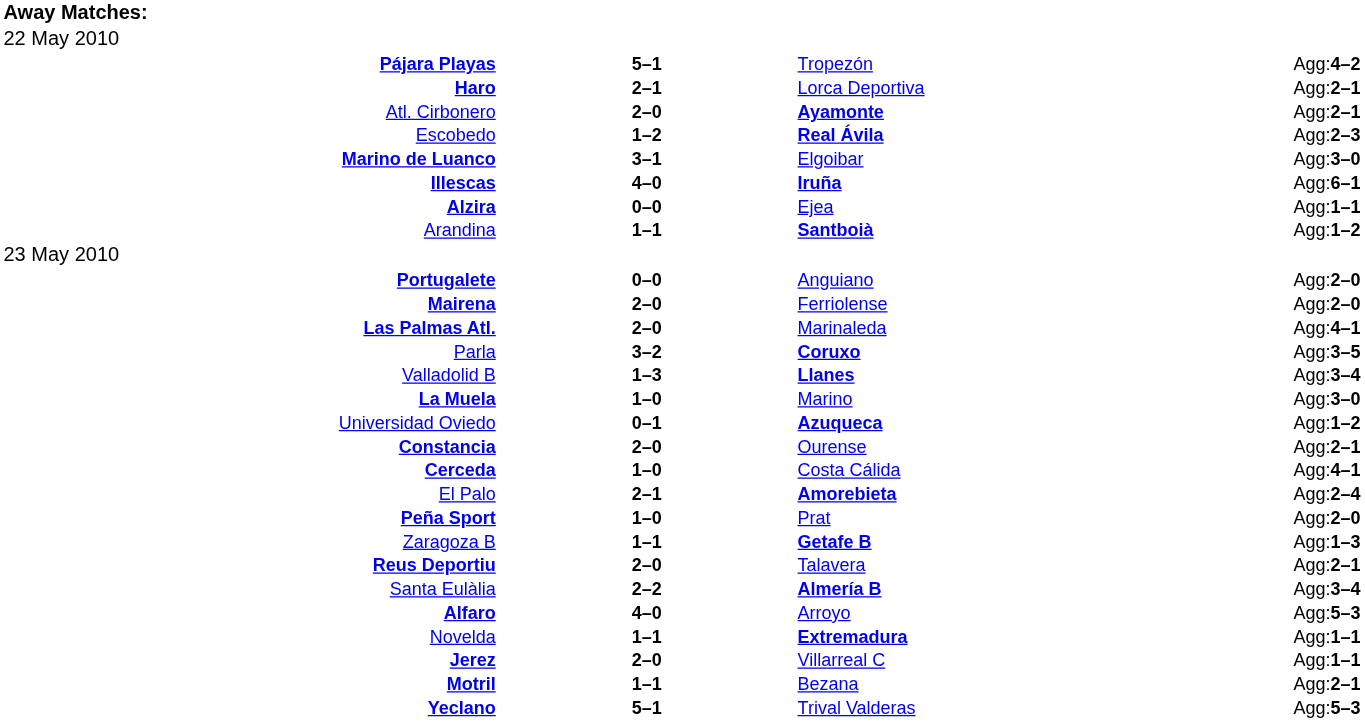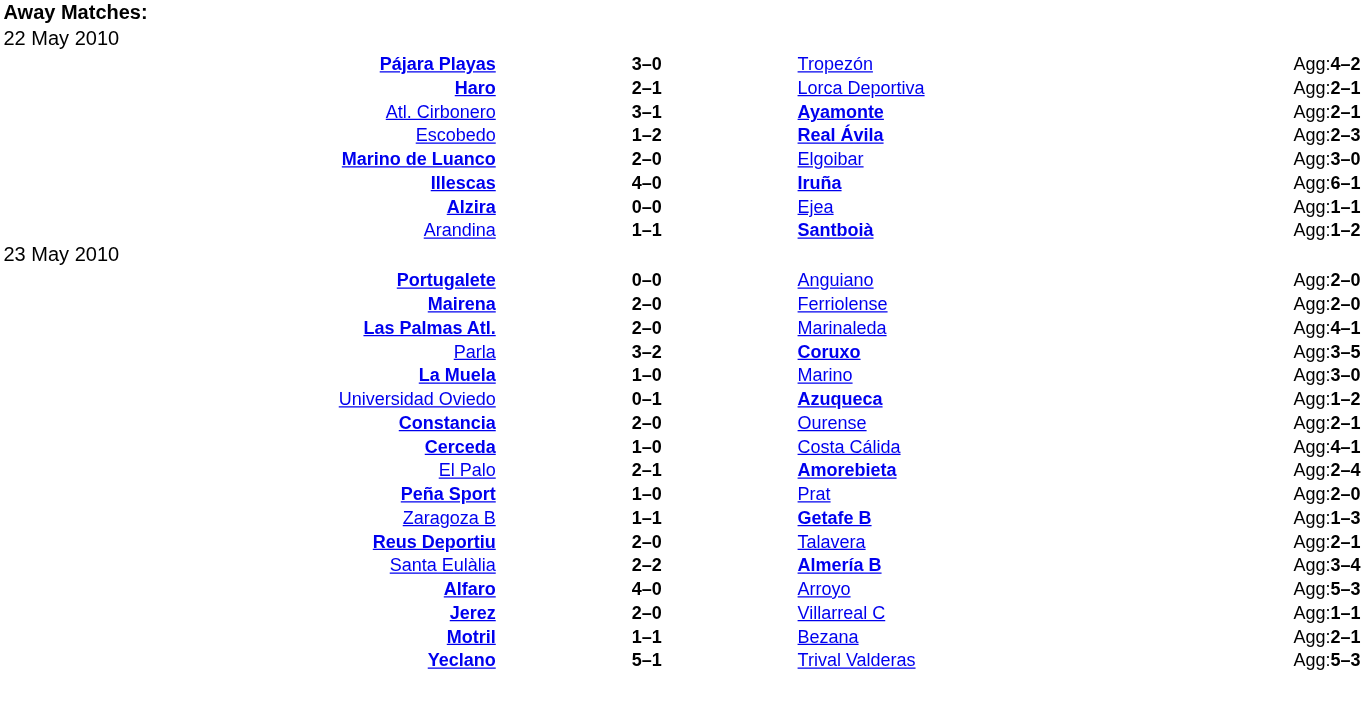(647, 64) 5–1 -> (647, 64) 3–0
(647, 111) 2–0 -> (647, 111) 3–1
(647, 159) 3–1 -> (647, 159) 2–0
- row: (449, 375)
- row: (463, 636)
